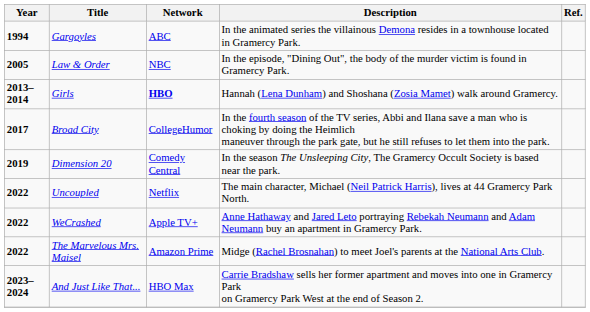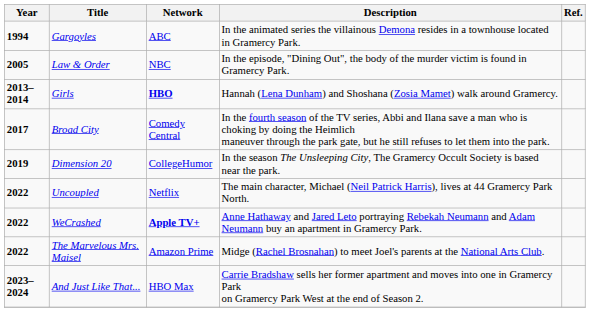(181, 129) CollegeHumor -> (167, 129) Comedy Central
(167, 164) Comedy Central -> (181, 164) CollegeHumor
(173, 222) normal -> (174, 222) bold
